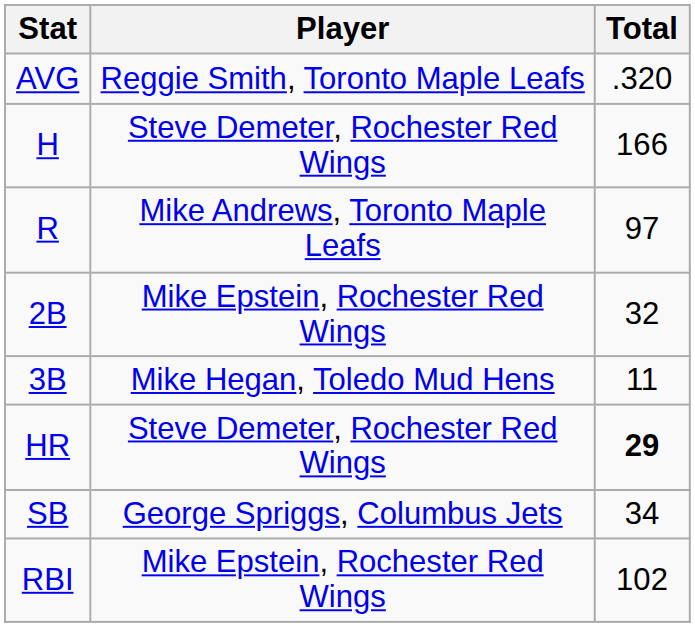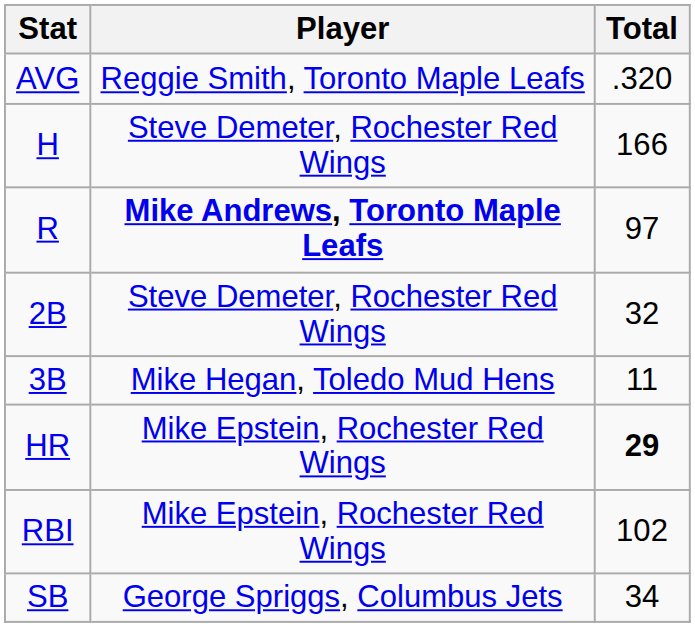(343, 229) normal -> (343, 229) bold
(343, 313) Mike Epstein, Rochester Red Wings -> (343, 313) Steve Demeter, Rochester Red Wings
(343, 446) Steve Demeter, Rochester Red Wings -> (343, 446) Mike Epstein, Rochester Red Wings
rows swapped: (48, 580) <-> (48, 513)
